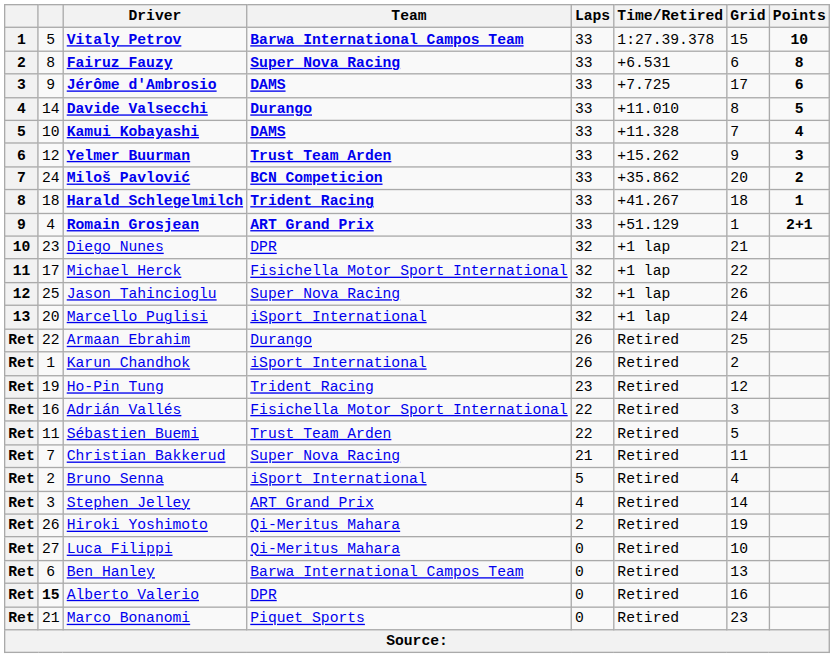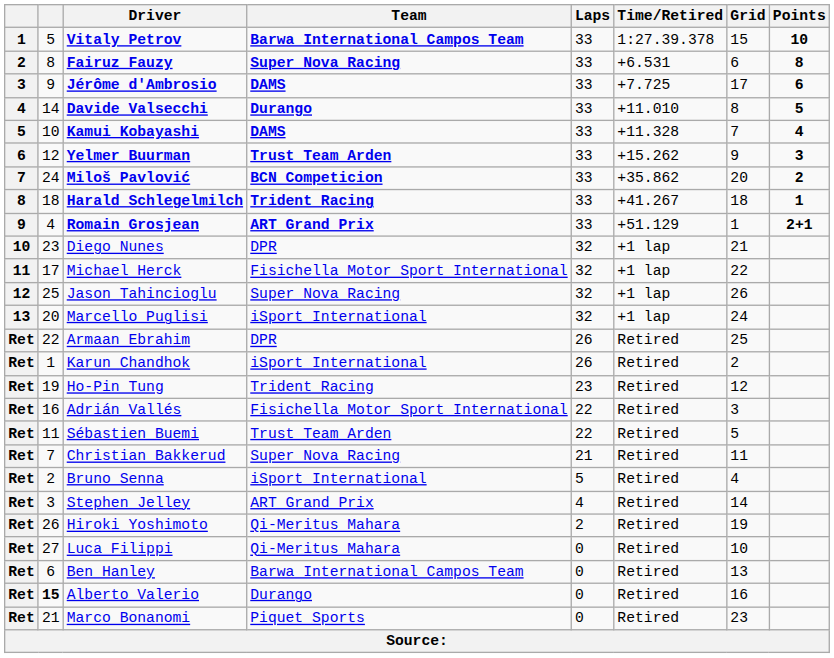(281, 340) Durango -> (264, 340) DPR
(264, 595) DPR -> (281, 595) Durango
